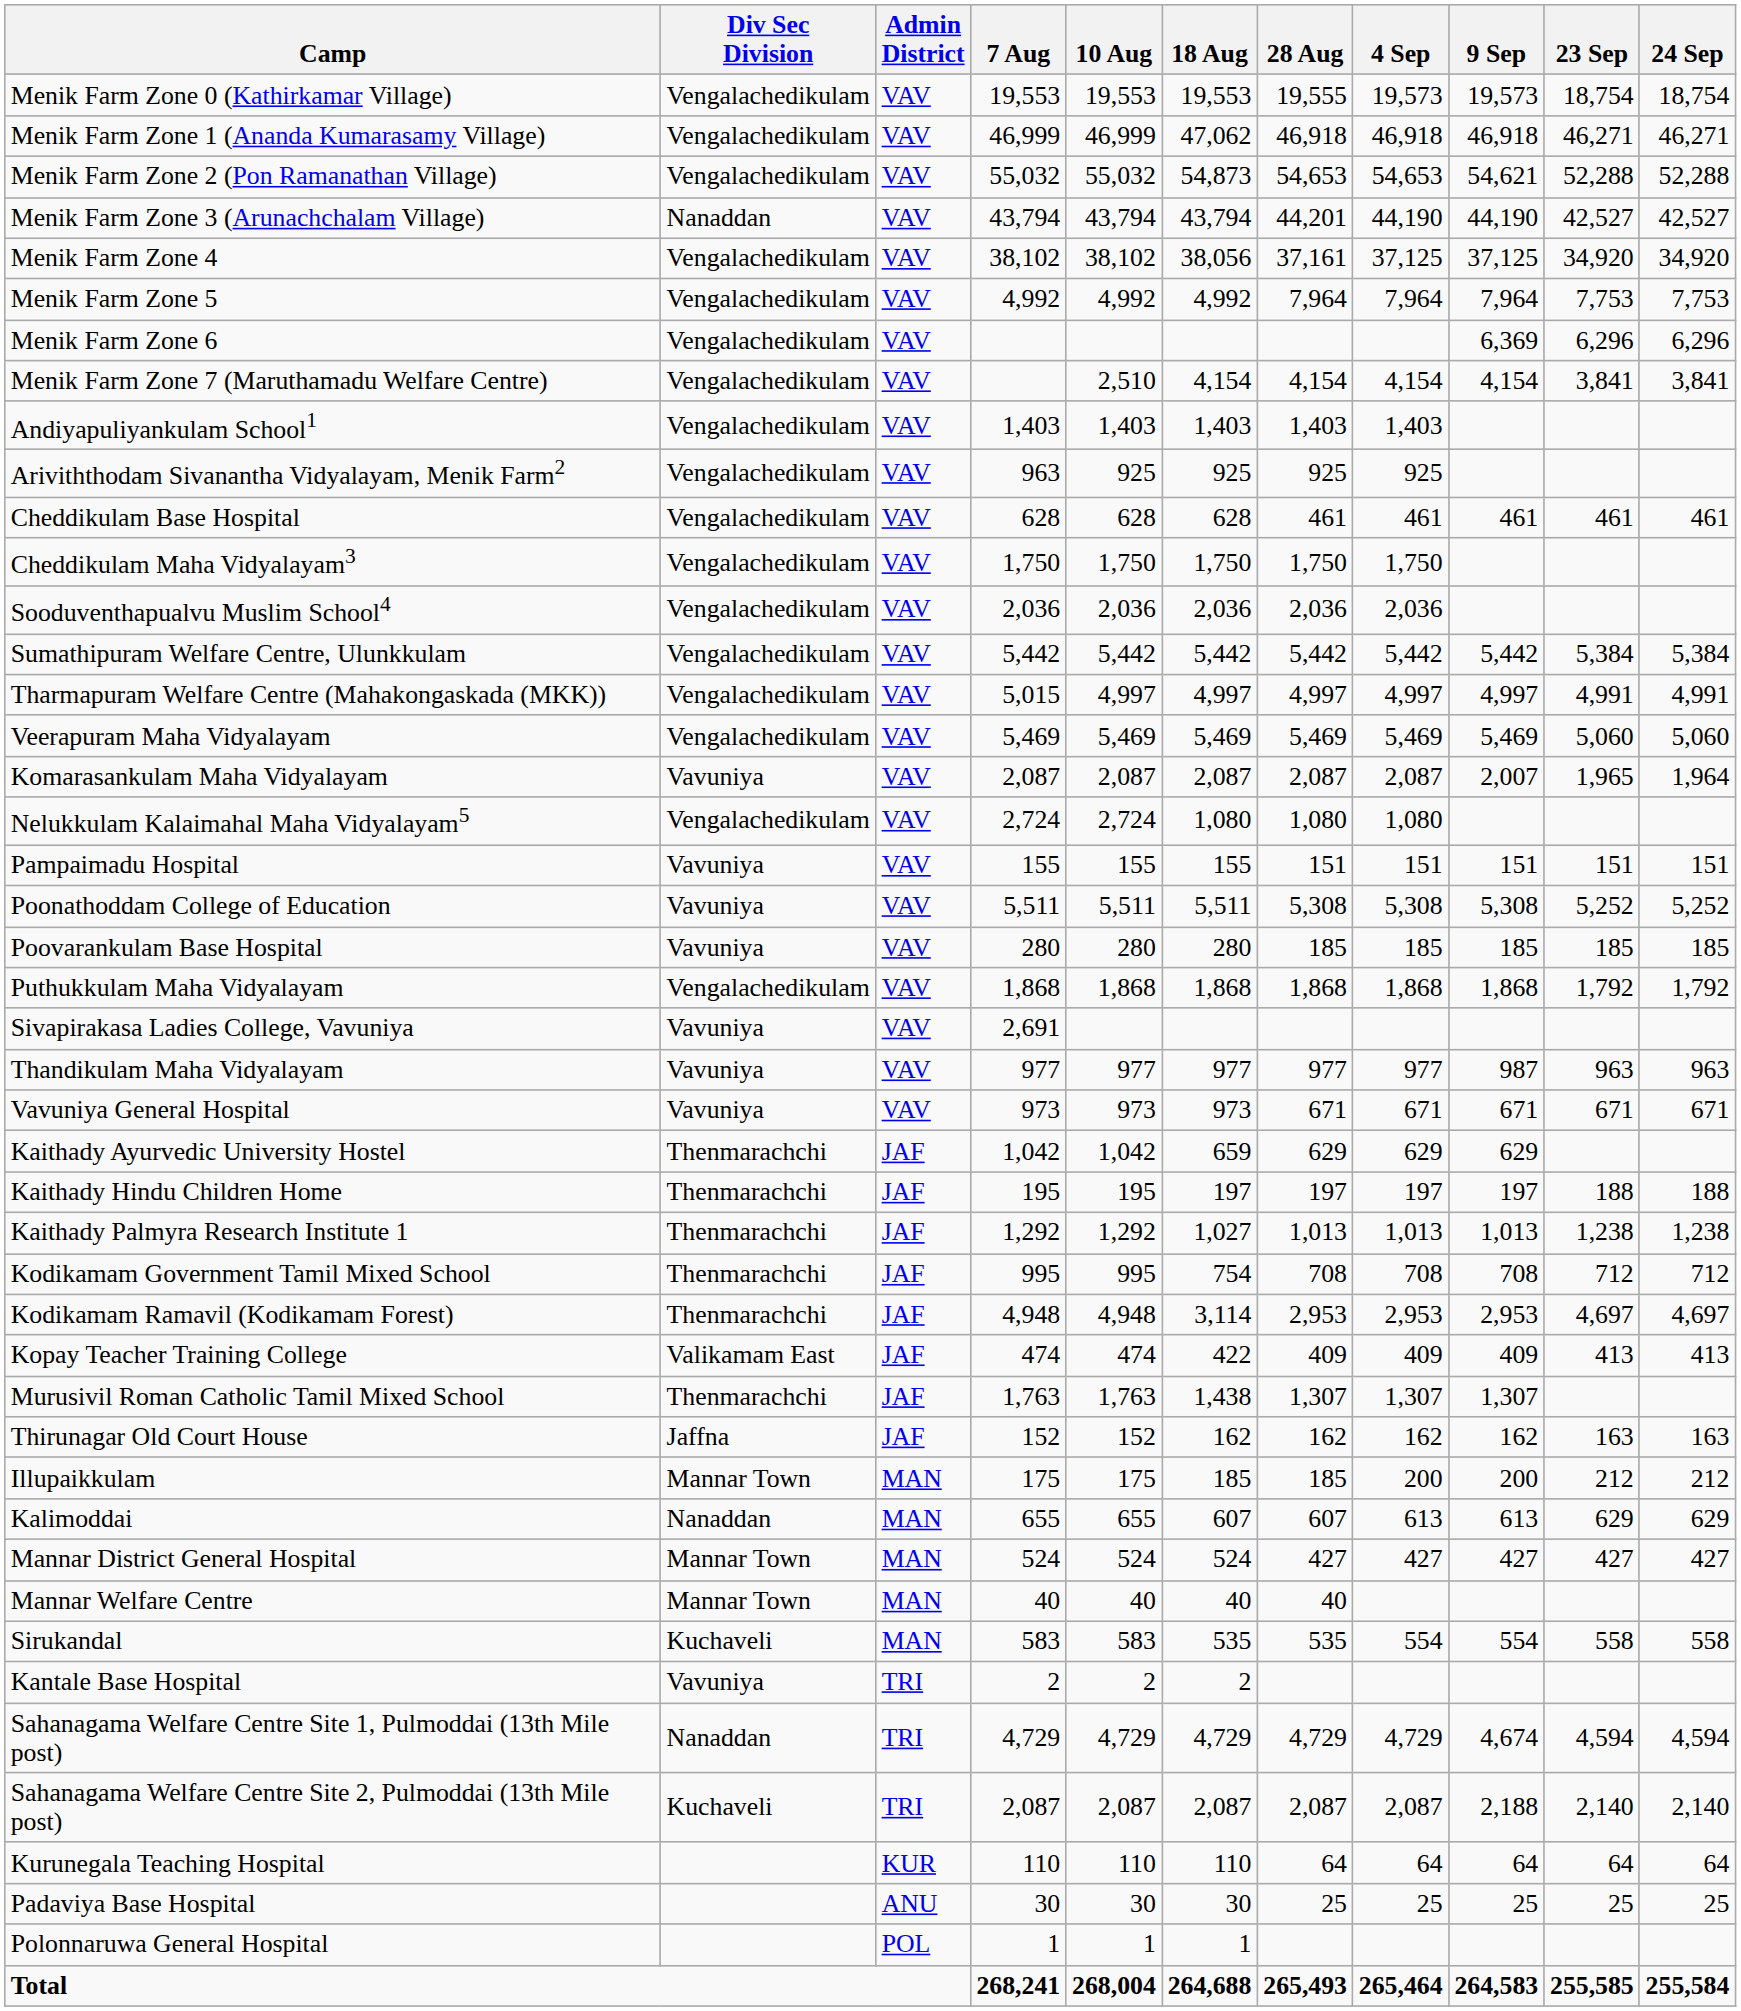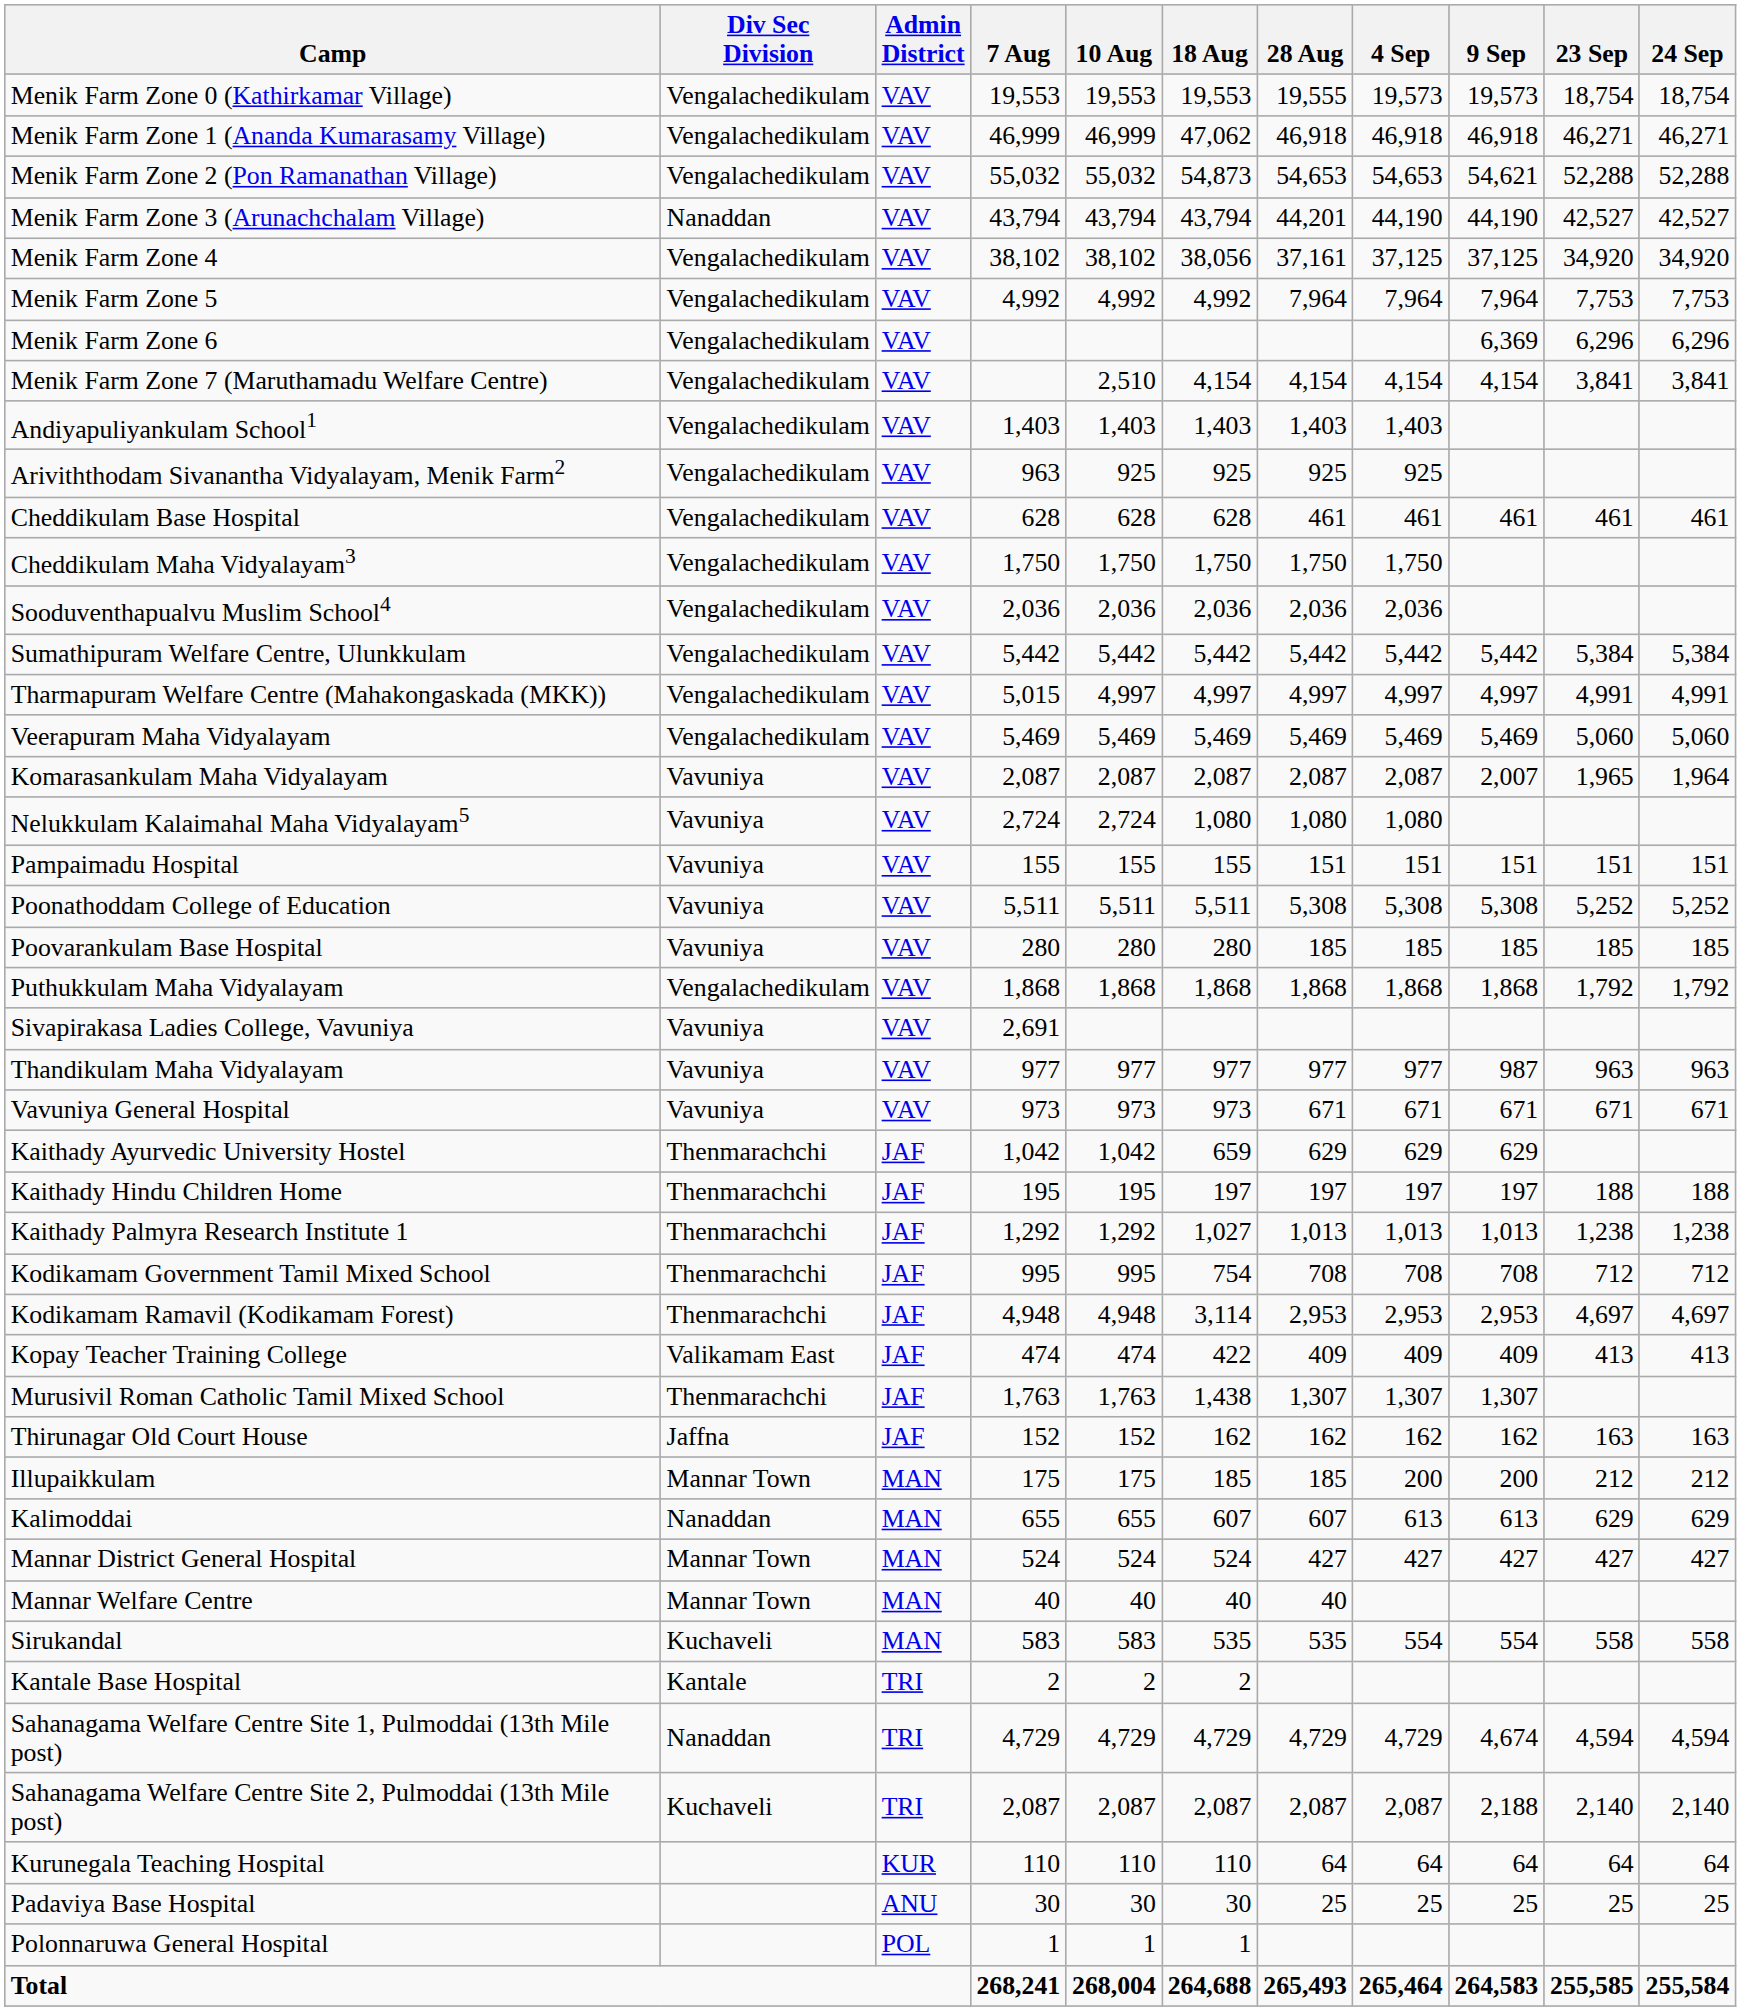(768, 820) Vengalachedikulam -> (715, 820) Vavuniya
(715, 1682) Vavuniya -> (707, 1682) Kantale
